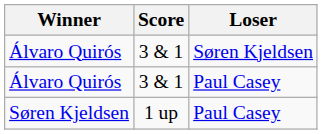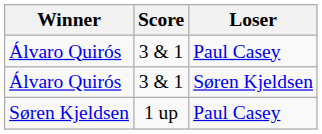rows swapped: (65, 81) <-> (65, 50)
